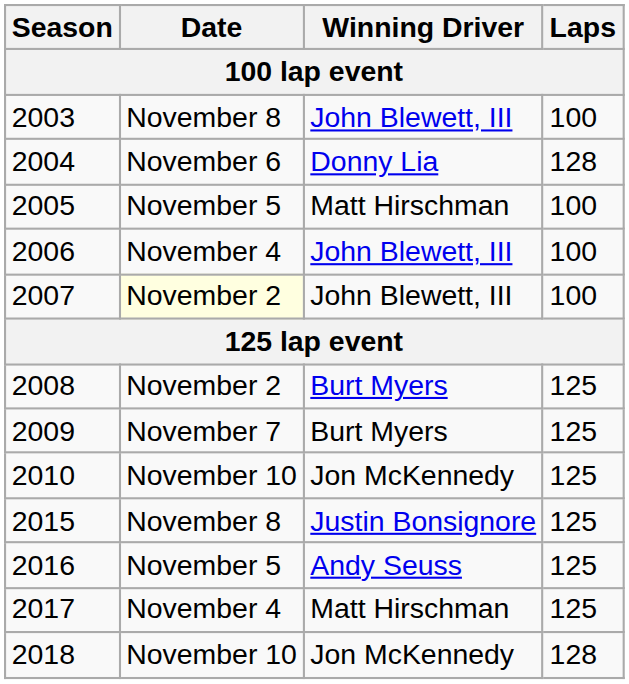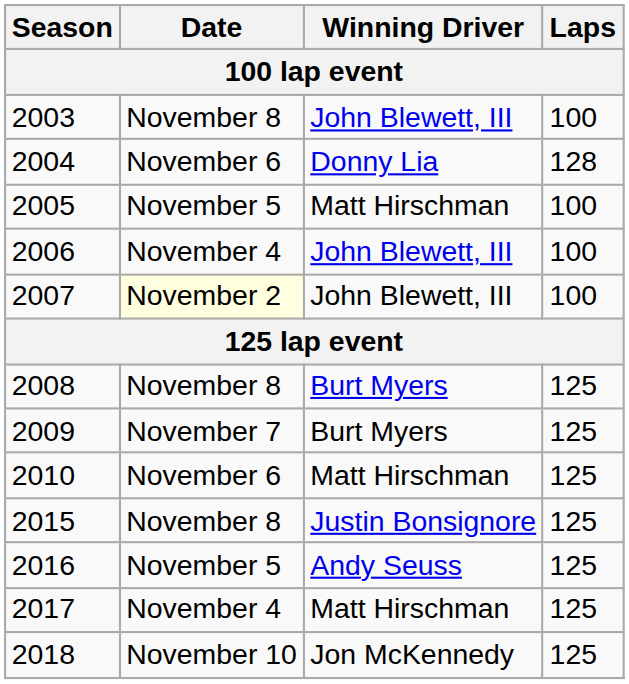(204, 385) November 2 -> (204, 385) November 8
(212, 475) November 10 -> (204, 475) November 6
(412, 475) Jon McKennedy -> (410, 475) Matt Hirschman
(573, 654) 128 -> (573, 654) 125
